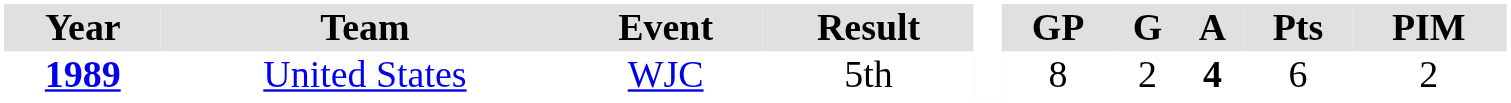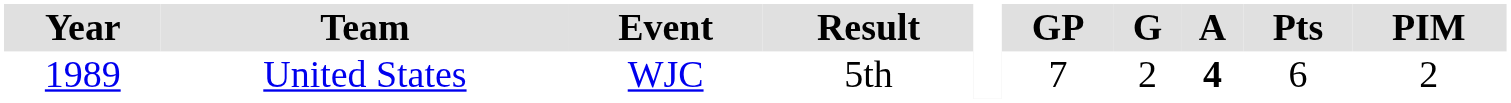(83, 74) bold -> (83, 74) normal
(1058, 74) 8 -> (1058, 74) 7
